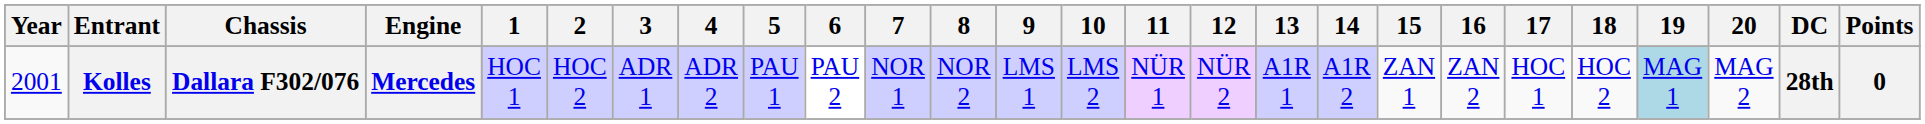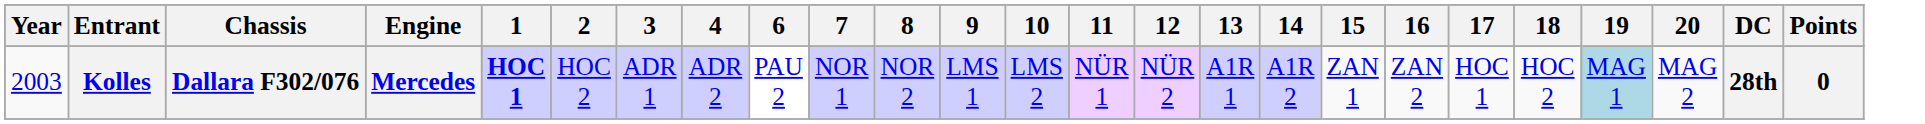- column: (774, 25)
(36, 81) 2001 -> (36, 81) 2003
(514, 81) normal -> (516, 81) bold
